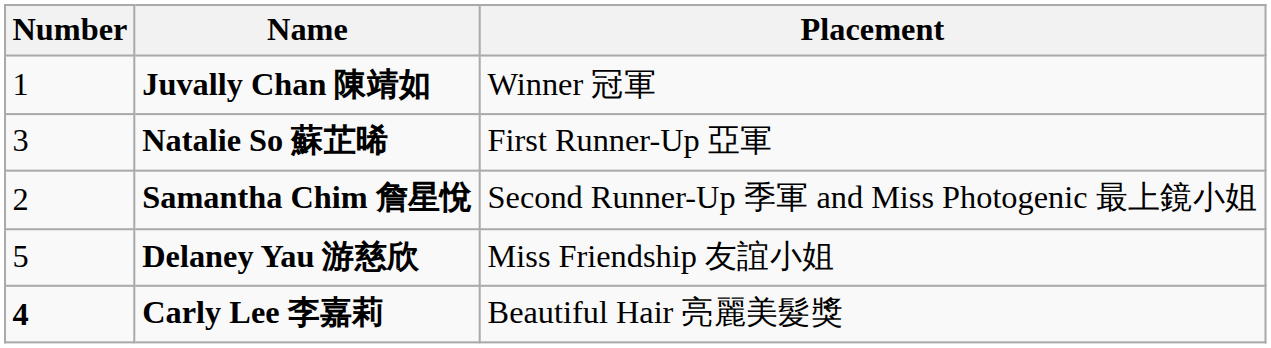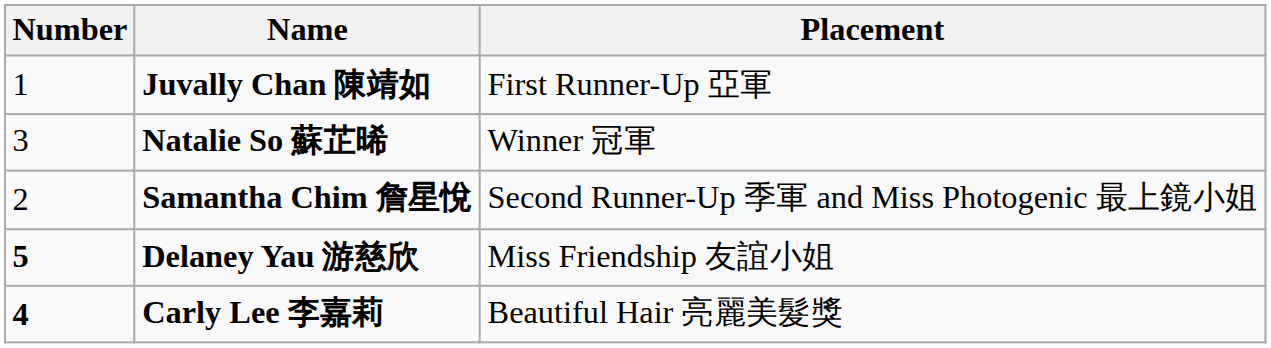(572, 83) Winner 冠軍 -> (630, 83) First Runner-Up 亞軍
(630, 140) First Runner-Up 亞軍 -> (572, 140) Winner 冠軍
(21, 256) normal -> (21, 256) bold
